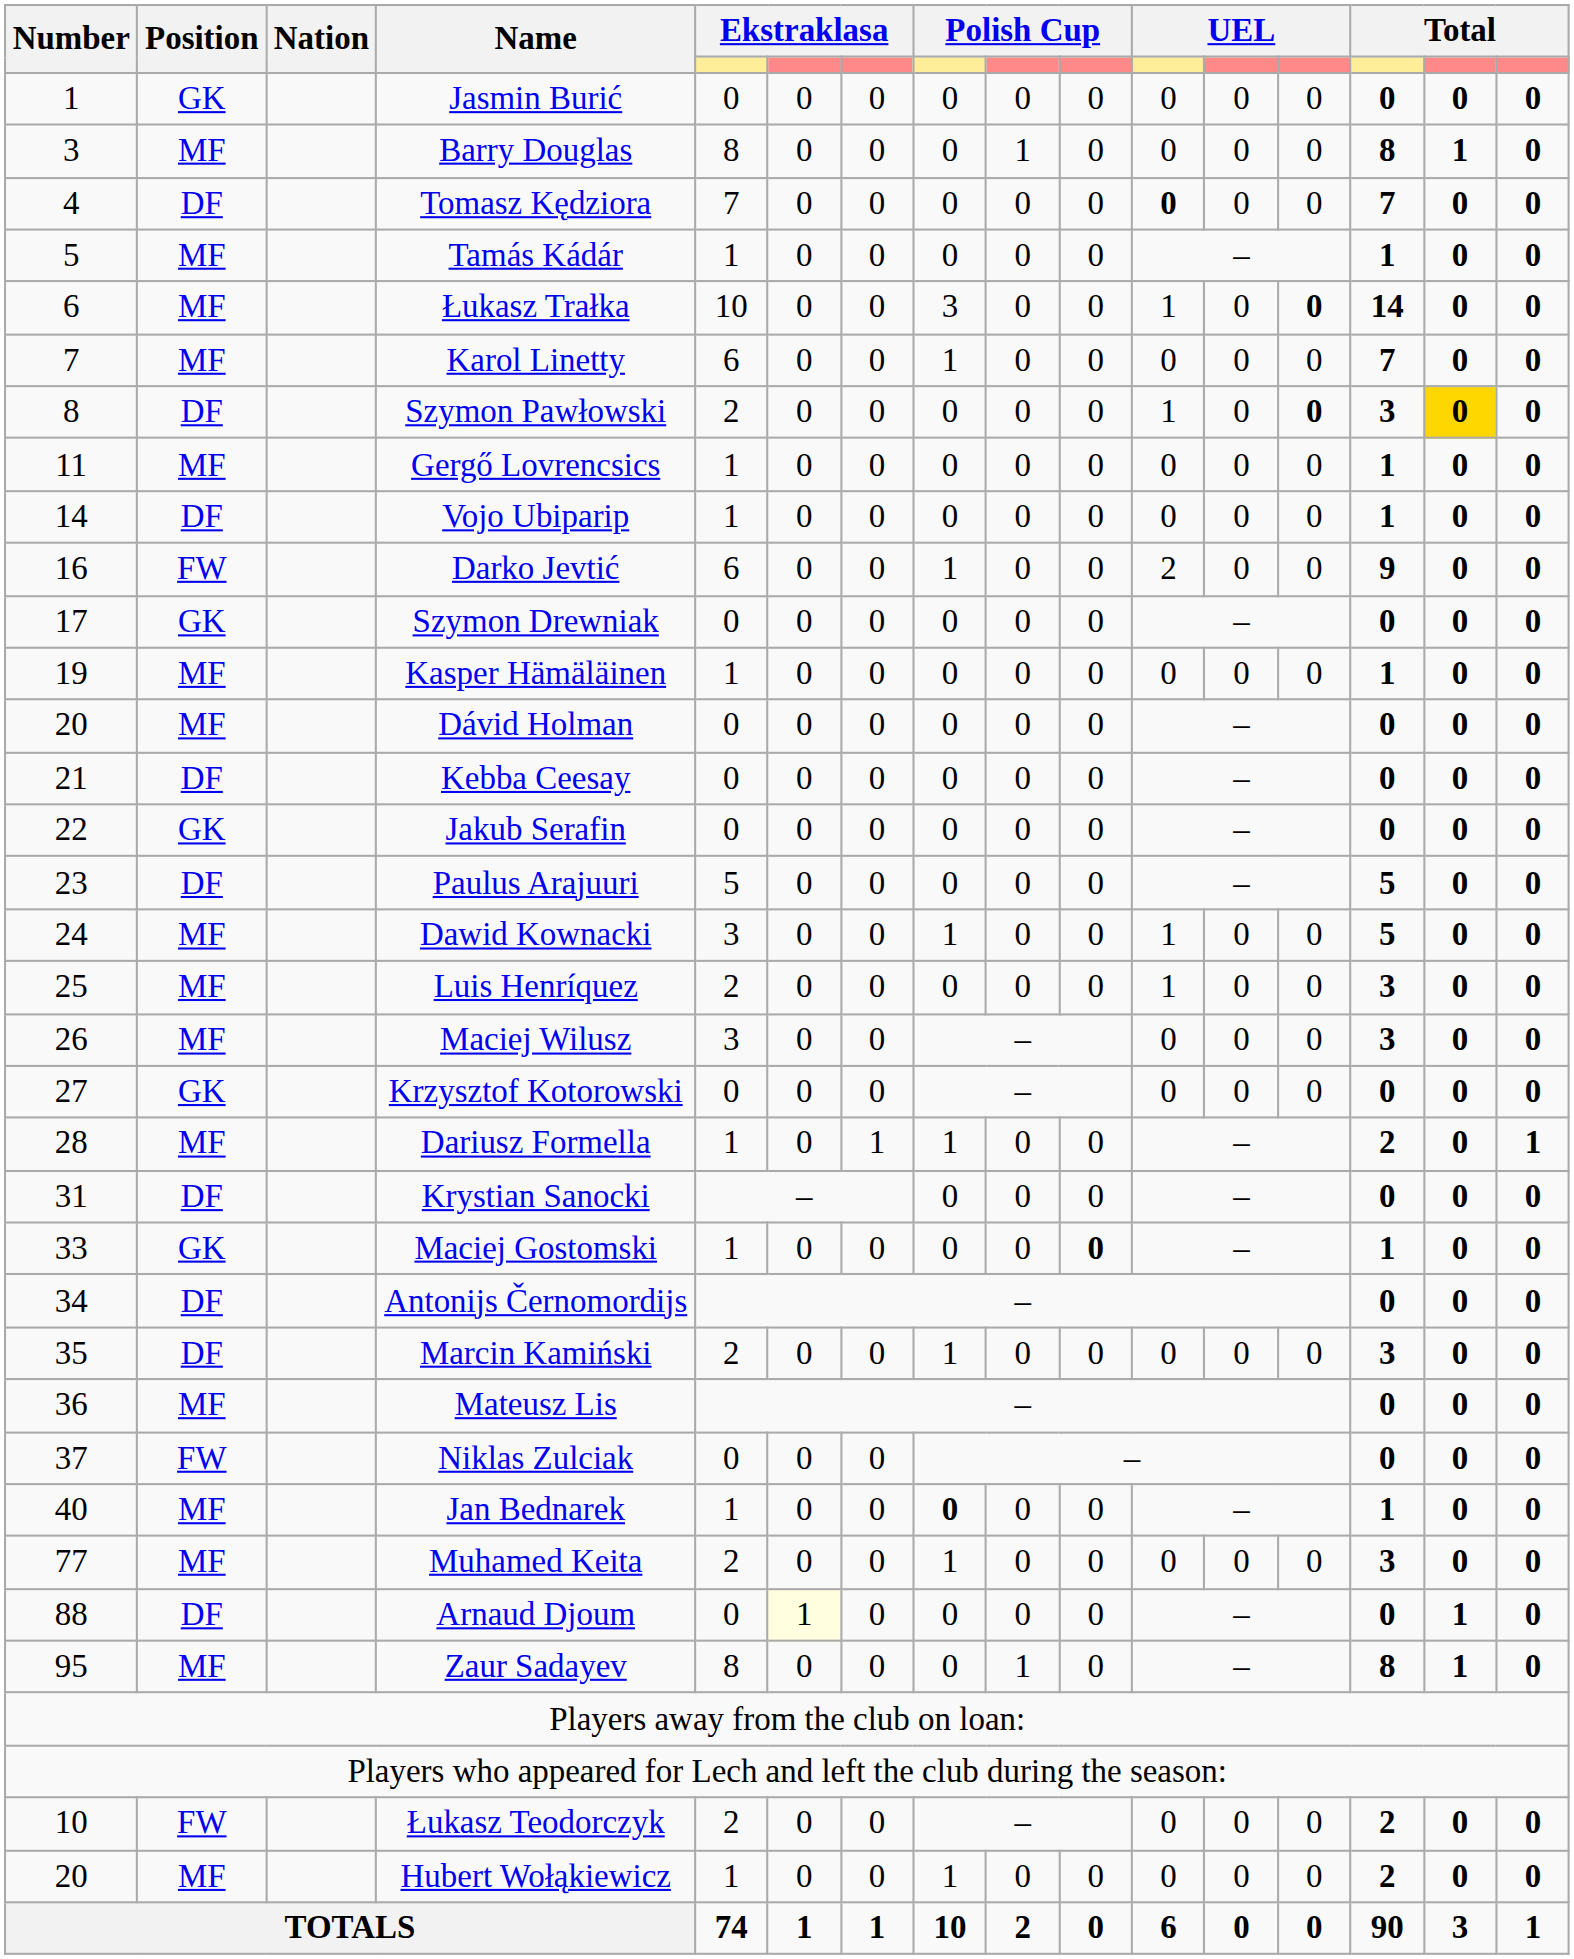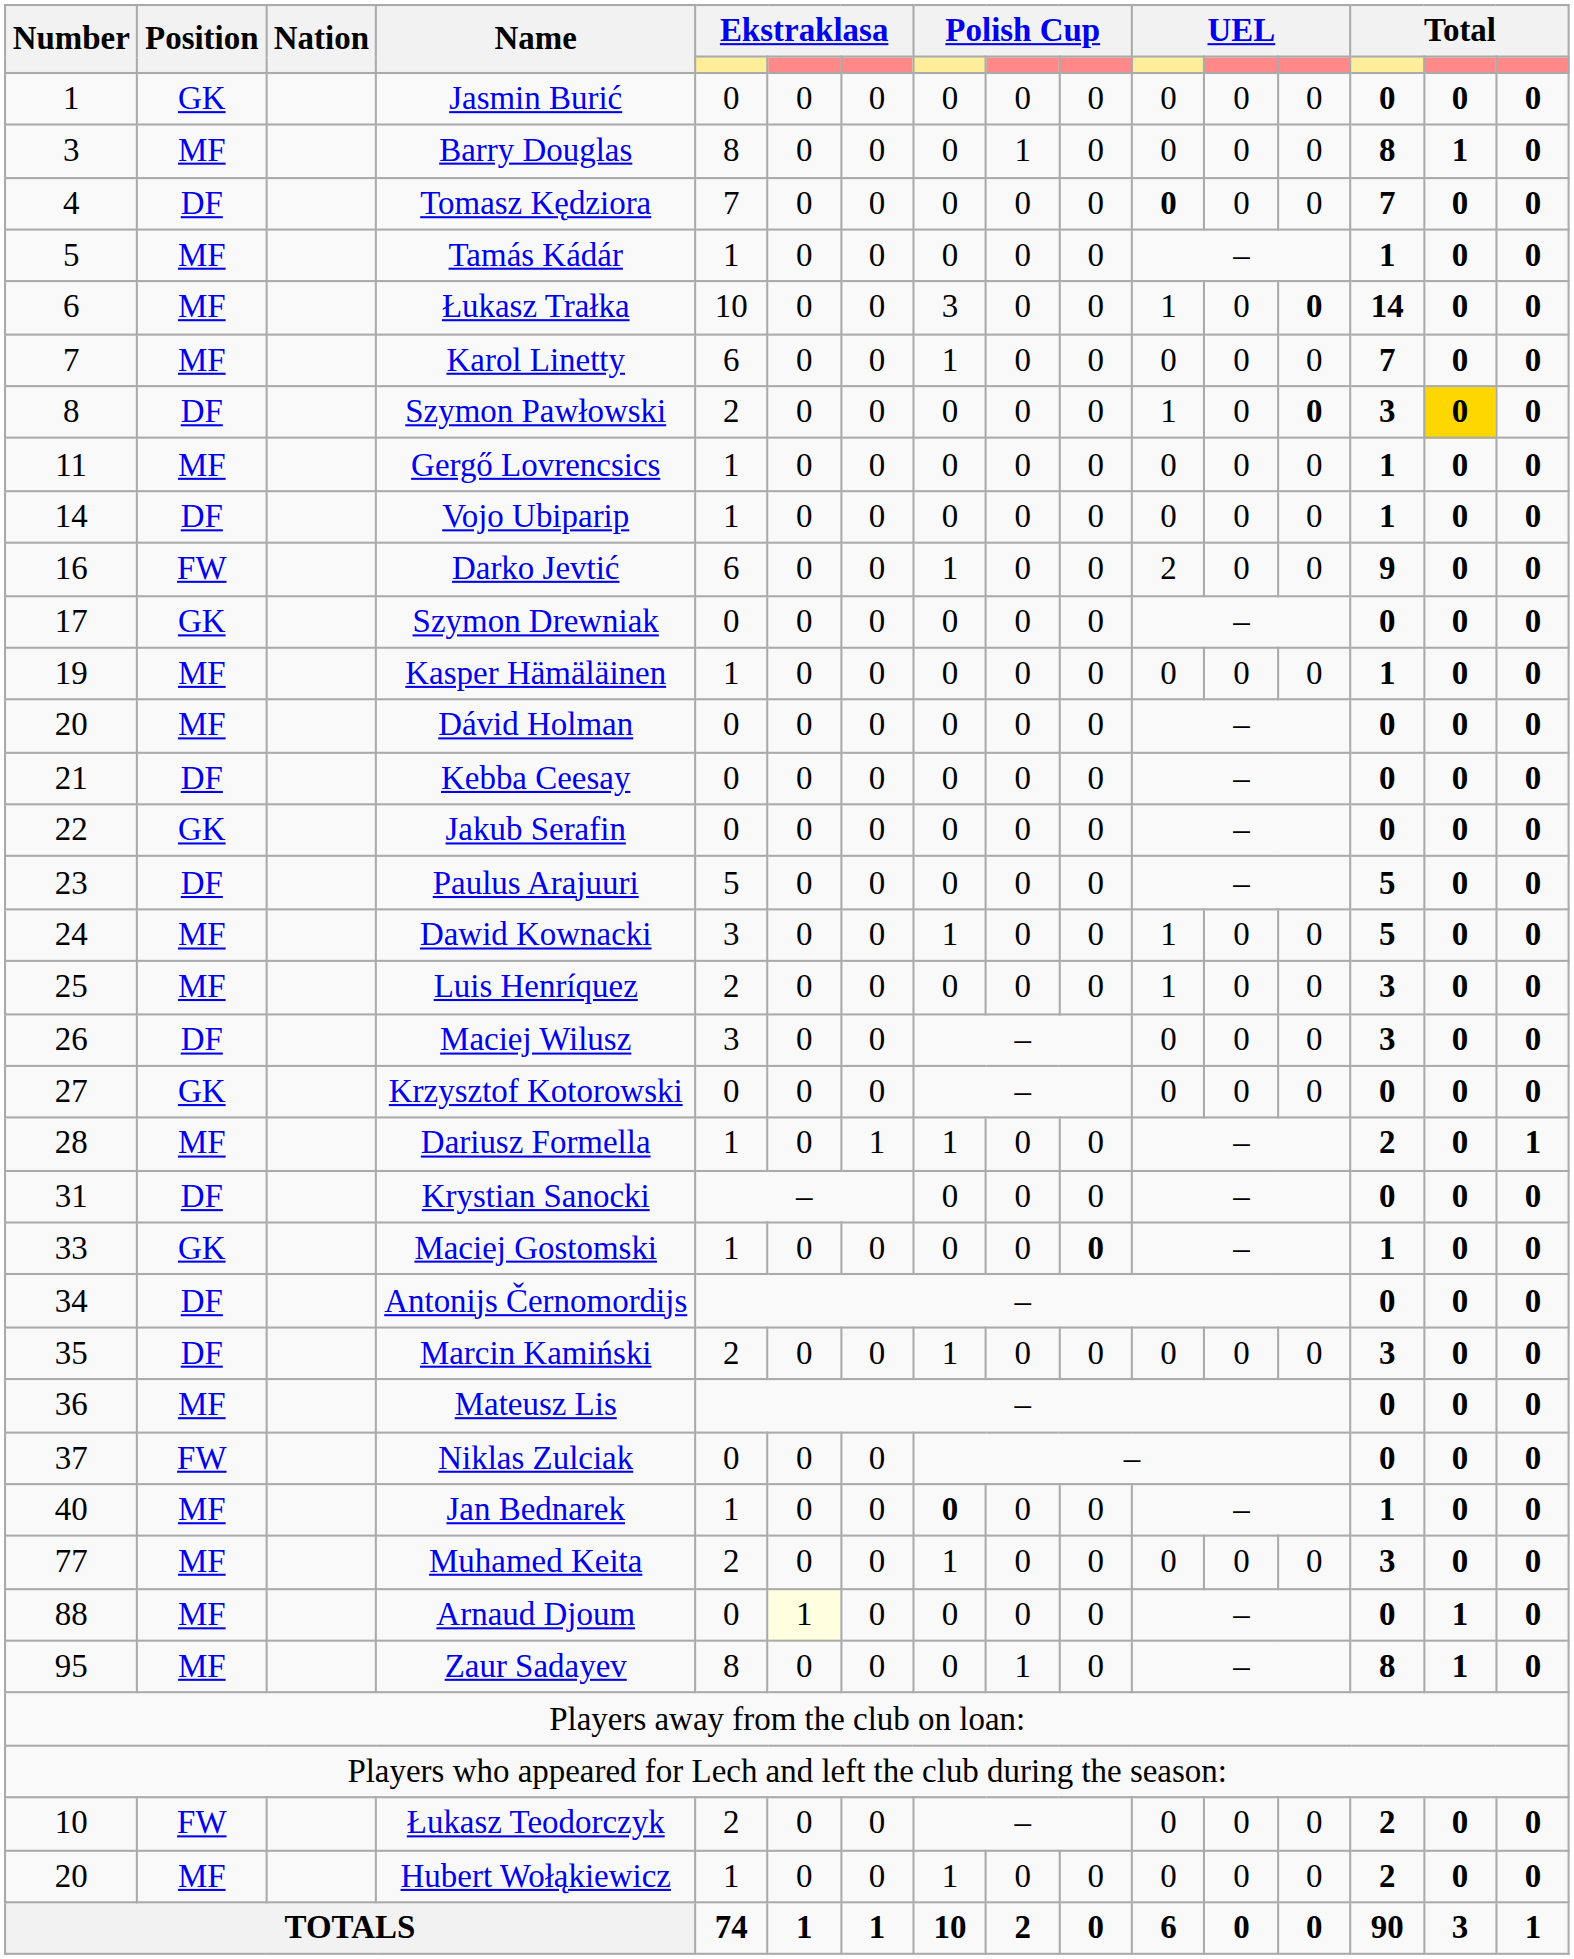(202, 1039) MF -> (202, 1039) DF
(202, 1614) DF -> (202, 1614) MF
